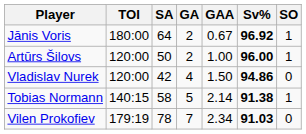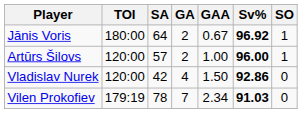(164, 56) 50 -> (160, 56) 57
(257, 77) 94.86 -> (252, 77) 92.86
- row: (55, 98)
